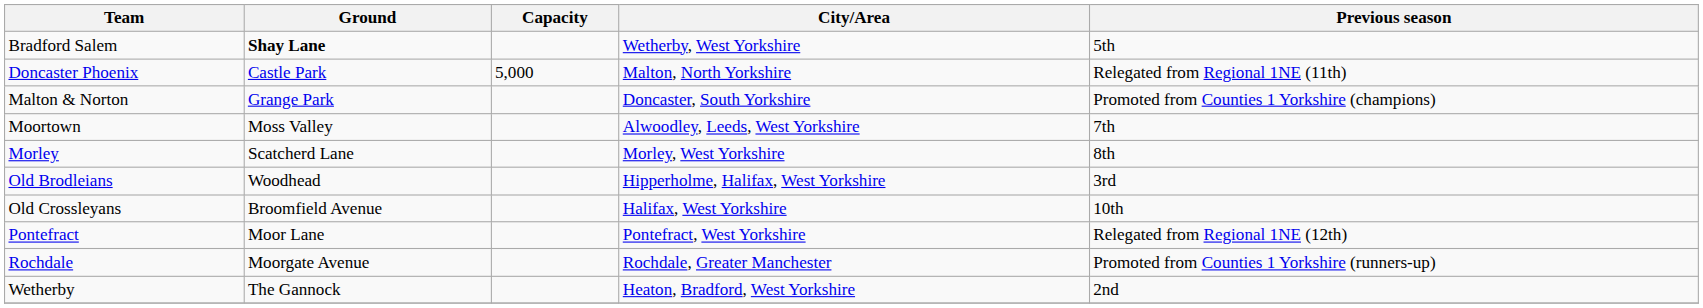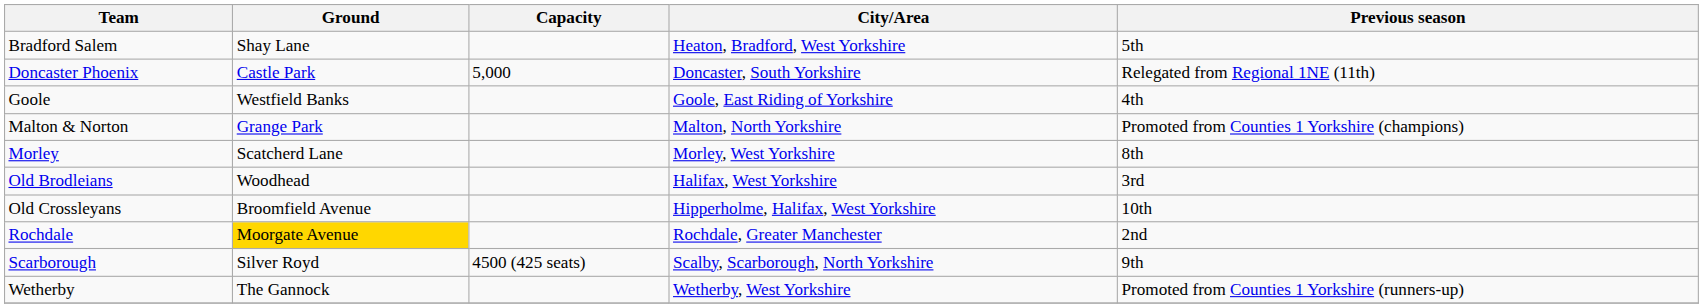(287, 45) bold -> (273, 45) normal
(712, 45) Wetherby, West Yorkshire -> (789, 45) Heaton, Bradford, West Yorkshire
(707, 72) Malton, North Yorkshire -> (767, 72) Doncaster, South Yorkshire
+ row: (29, 99)
(717, 99) Doncaster, South Yorkshire -> (757, 126) Malton, North Yorkshire
- row: (45, 126)
(754, 180) Hipperholme, Halifax, West Yorkshire -> (755, 180) Halifax, West Yorkshire
(705, 208) Halifax, West Yorkshire -> (804, 208) Hipperholme, Halifax, West Yorkshire
- row: (44, 235)
(309, 262) no background -> (298, 235) gold background
(1264, 262) Promoted from Counties 1 Yorkshire (runners-up) -> (1134, 235) 2nd
+ row: (52, 262)
(739, 289) Heaton, Bradford, West Yorkshire -> (762, 289) Wetherby, West Yorkshire
(1106, 289) 2nd -> (1293, 289) Promoted from Counties 1 Yorkshire (runners-up)
